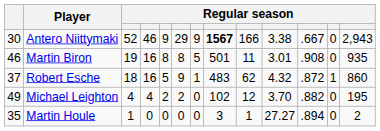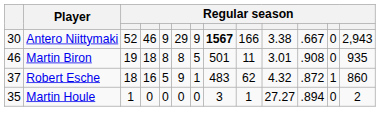(150, 58) 16 -> (150, 58) 18
- row: (72, 96)
